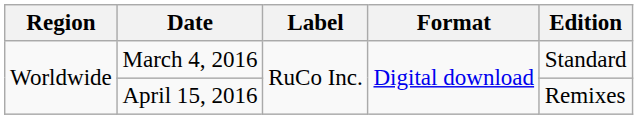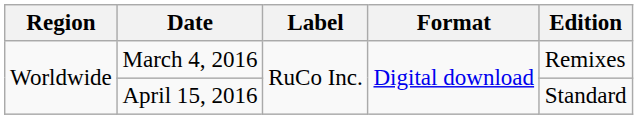(586, 59) Standard -> (585, 59) Remixes
(585, 95) Remixes -> (586, 95) Standard
